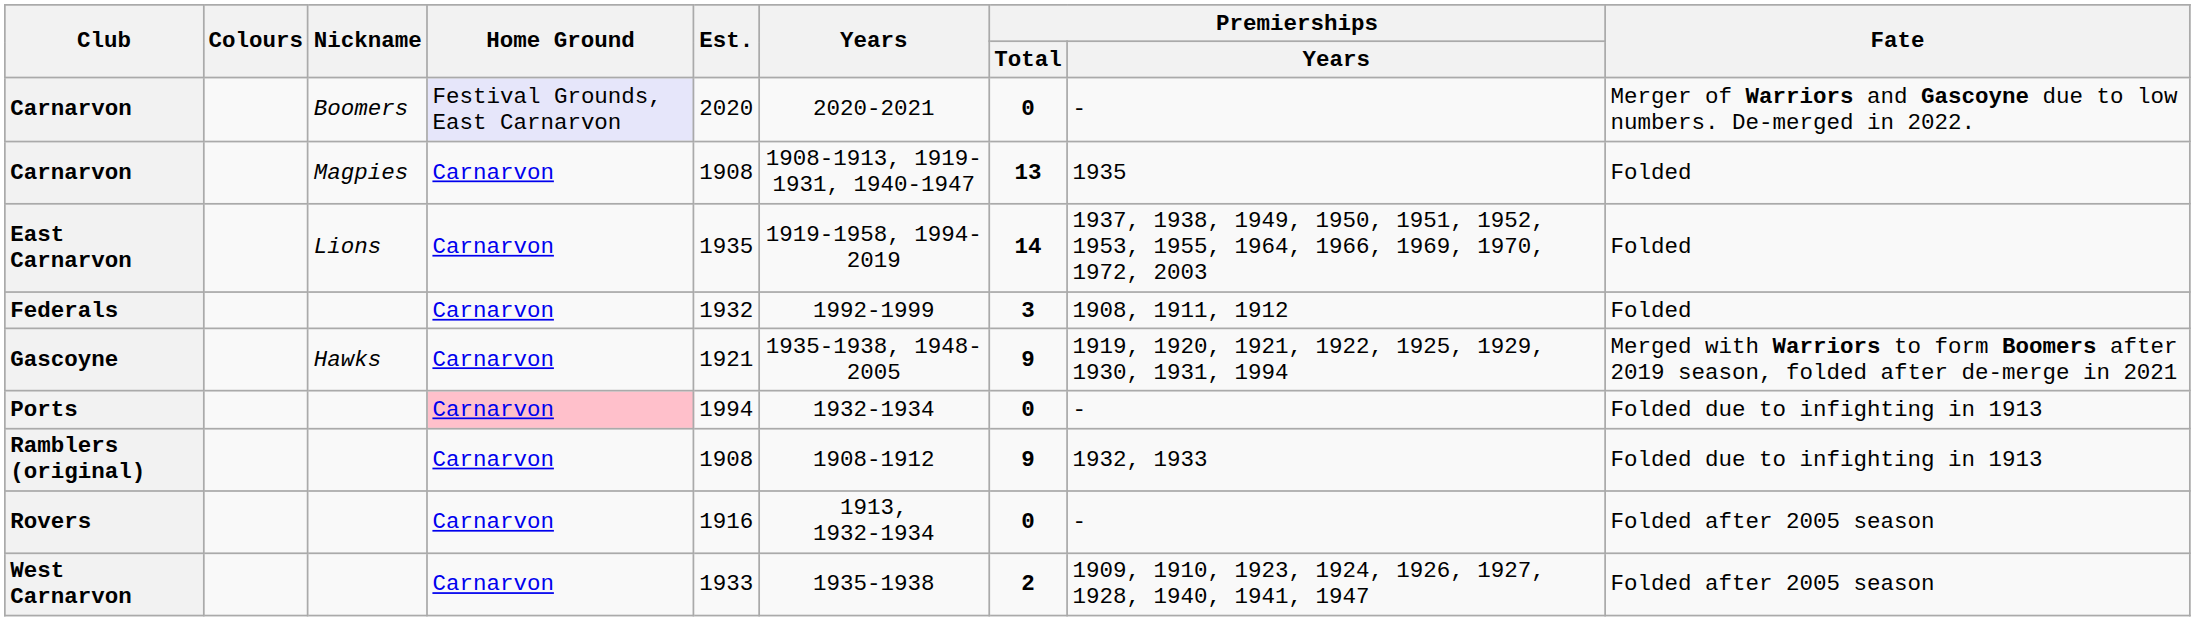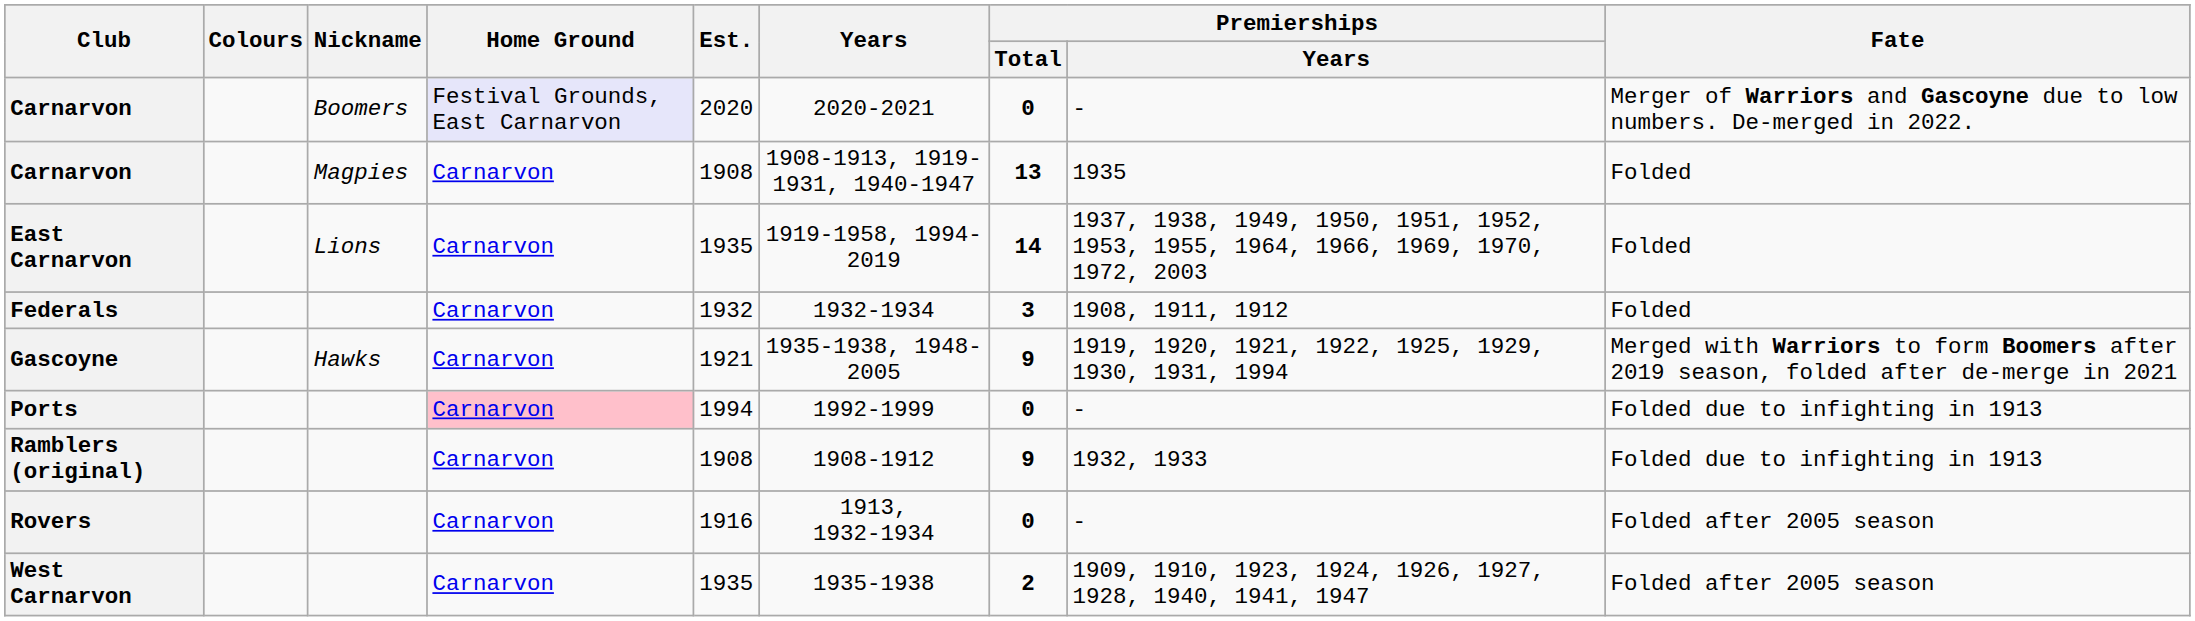(874, 310) 1992-1999 -> (874, 310) 1932-1934
(874, 410) 1932-1934 -> (874, 410) 1992-1999
(726, 584) 1933 -> (726, 584) 1935
